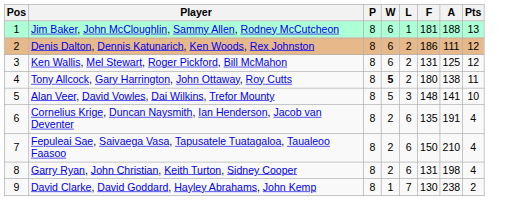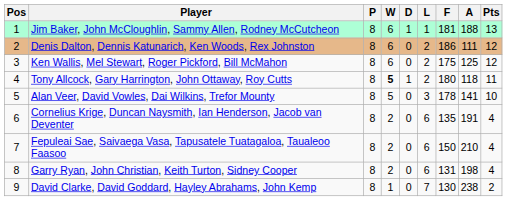+ column: (409, 12)
(429, 63) 131 -> (447, 63) 175
(451, 79) 138 -> (469, 79) 118
(429, 96) 148 -> (447, 96) 178
